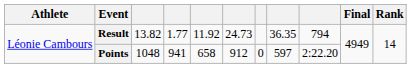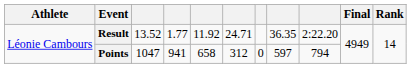(148, 34) 13.82 -> (148, 34) 13.52
(239, 34) 24.73 -> (239, 34) 24.71
(320, 34) 794 -> (320, 34) 2:22.20
(148, 54) 1048 -> (148, 54) 1047
(239, 54) 912 -> (239, 54) 312
(320, 54) 2:22.20 -> (320, 54) 794
